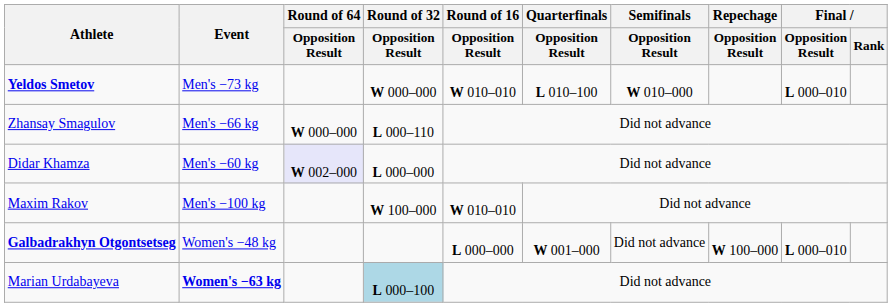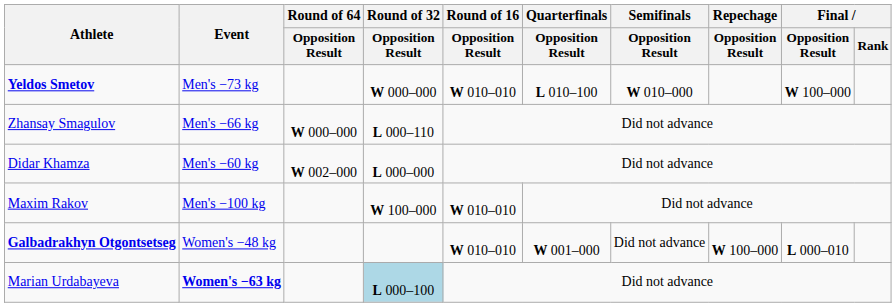(816, 93) L 000–010 -> (818, 93) W 100–000
(324, 172) lavender background -> (324, 172) no background
(483, 251) L 000–000 -> (483, 251) W 010–010
